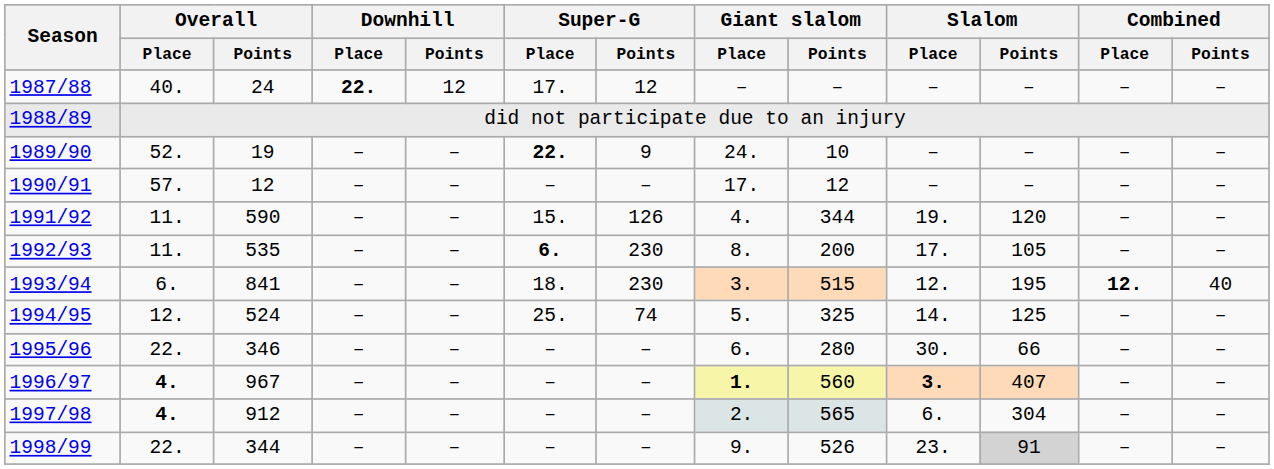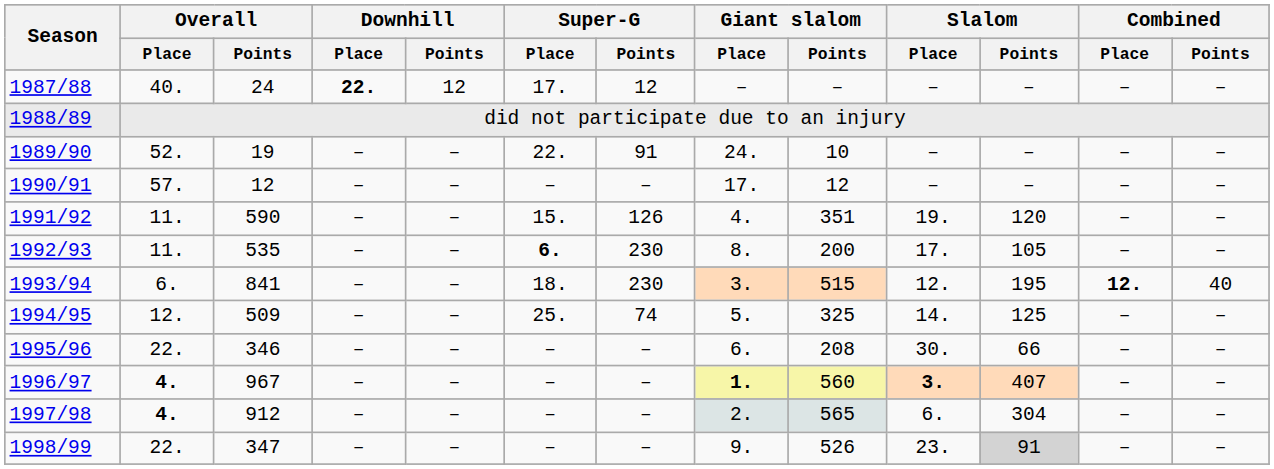(550, 152) bold -> (550, 152) normal
(646, 152) 9 -> (646, 152) 91
(837, 218) 344 -> (837, 218) 351
(263, 316) 524 -> (263, 316) 509
(837, 349) 280 -> (837, 349) 208
(263, 448) 344 -> (263, 448) 347
